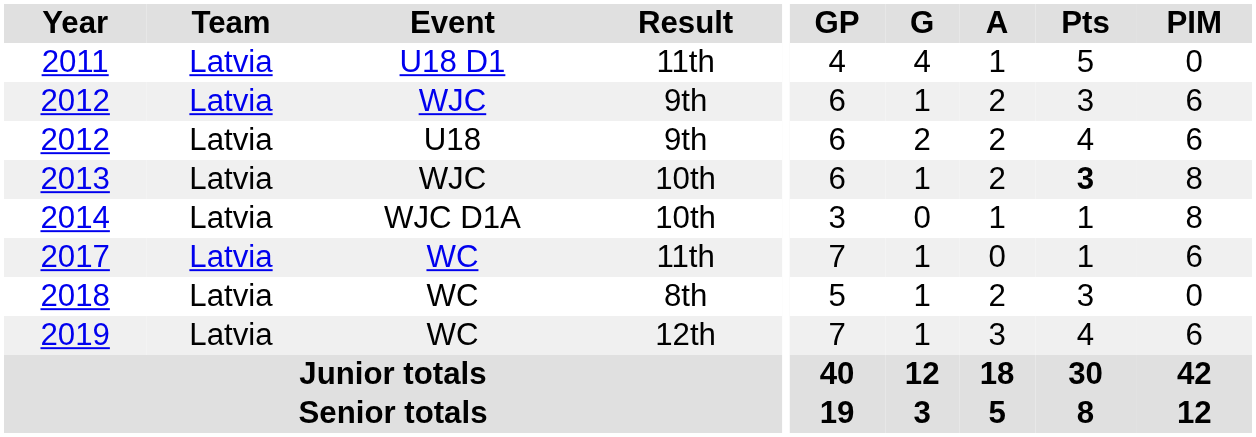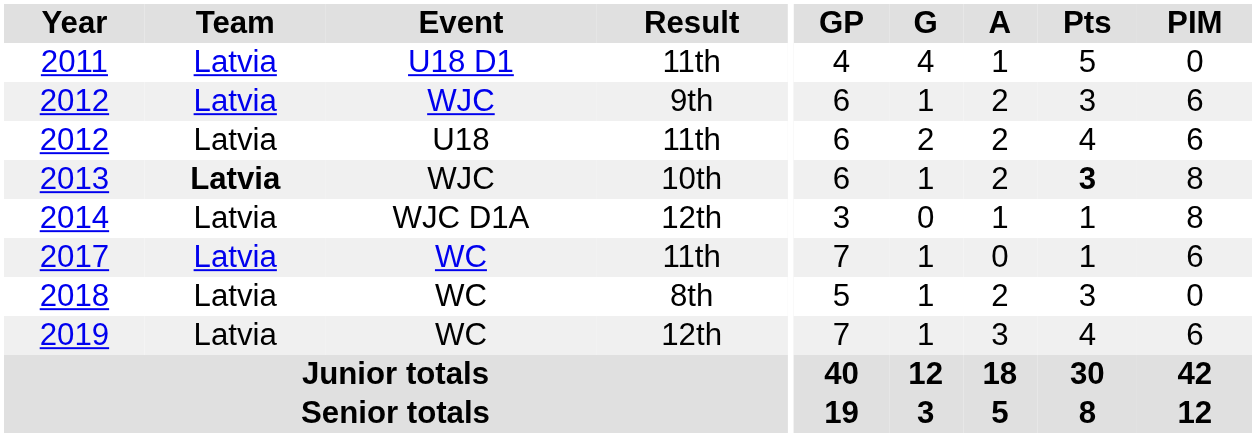(686, 140) 9th -> (692, 140) 11th
(231, 179) normal -> (235, 179) bold
(686, 218) 10th -> (692, 218) 12th
